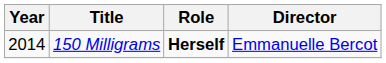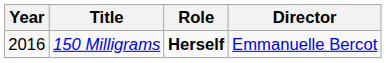(27, 44) 2014 -> (27, 44) 2016
